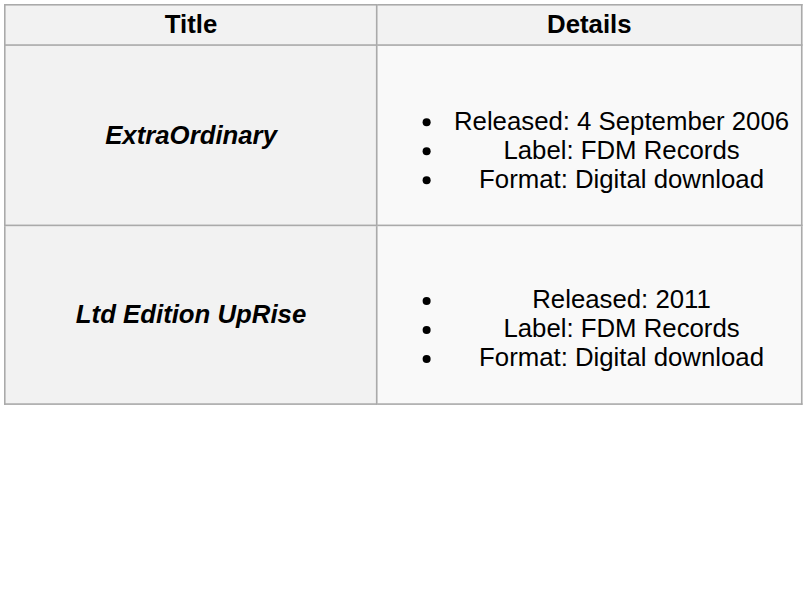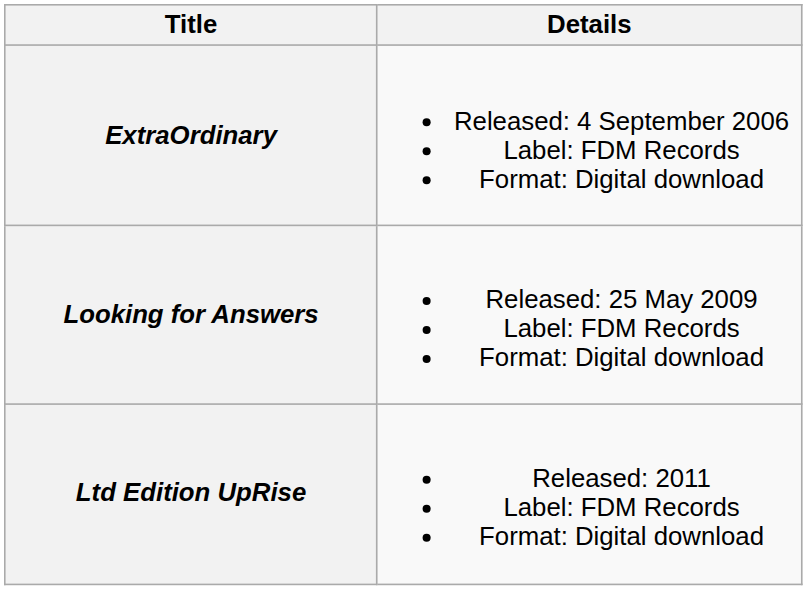+ row: (191, 314)
